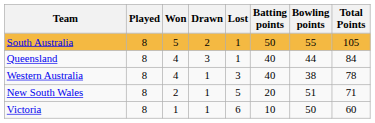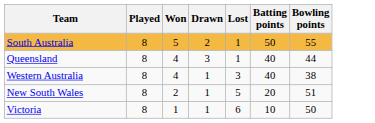- column: (351, 19)
